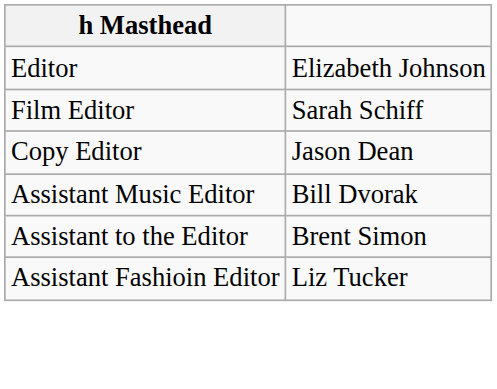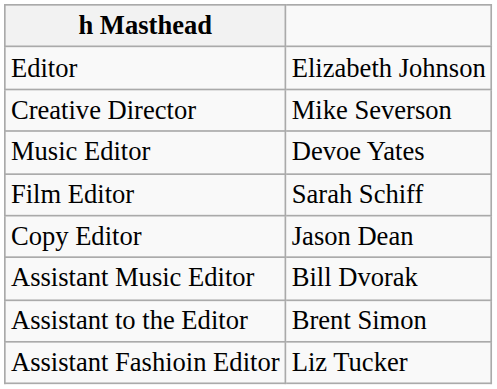+ row: (103, 109)
+ row: (81, 151)
